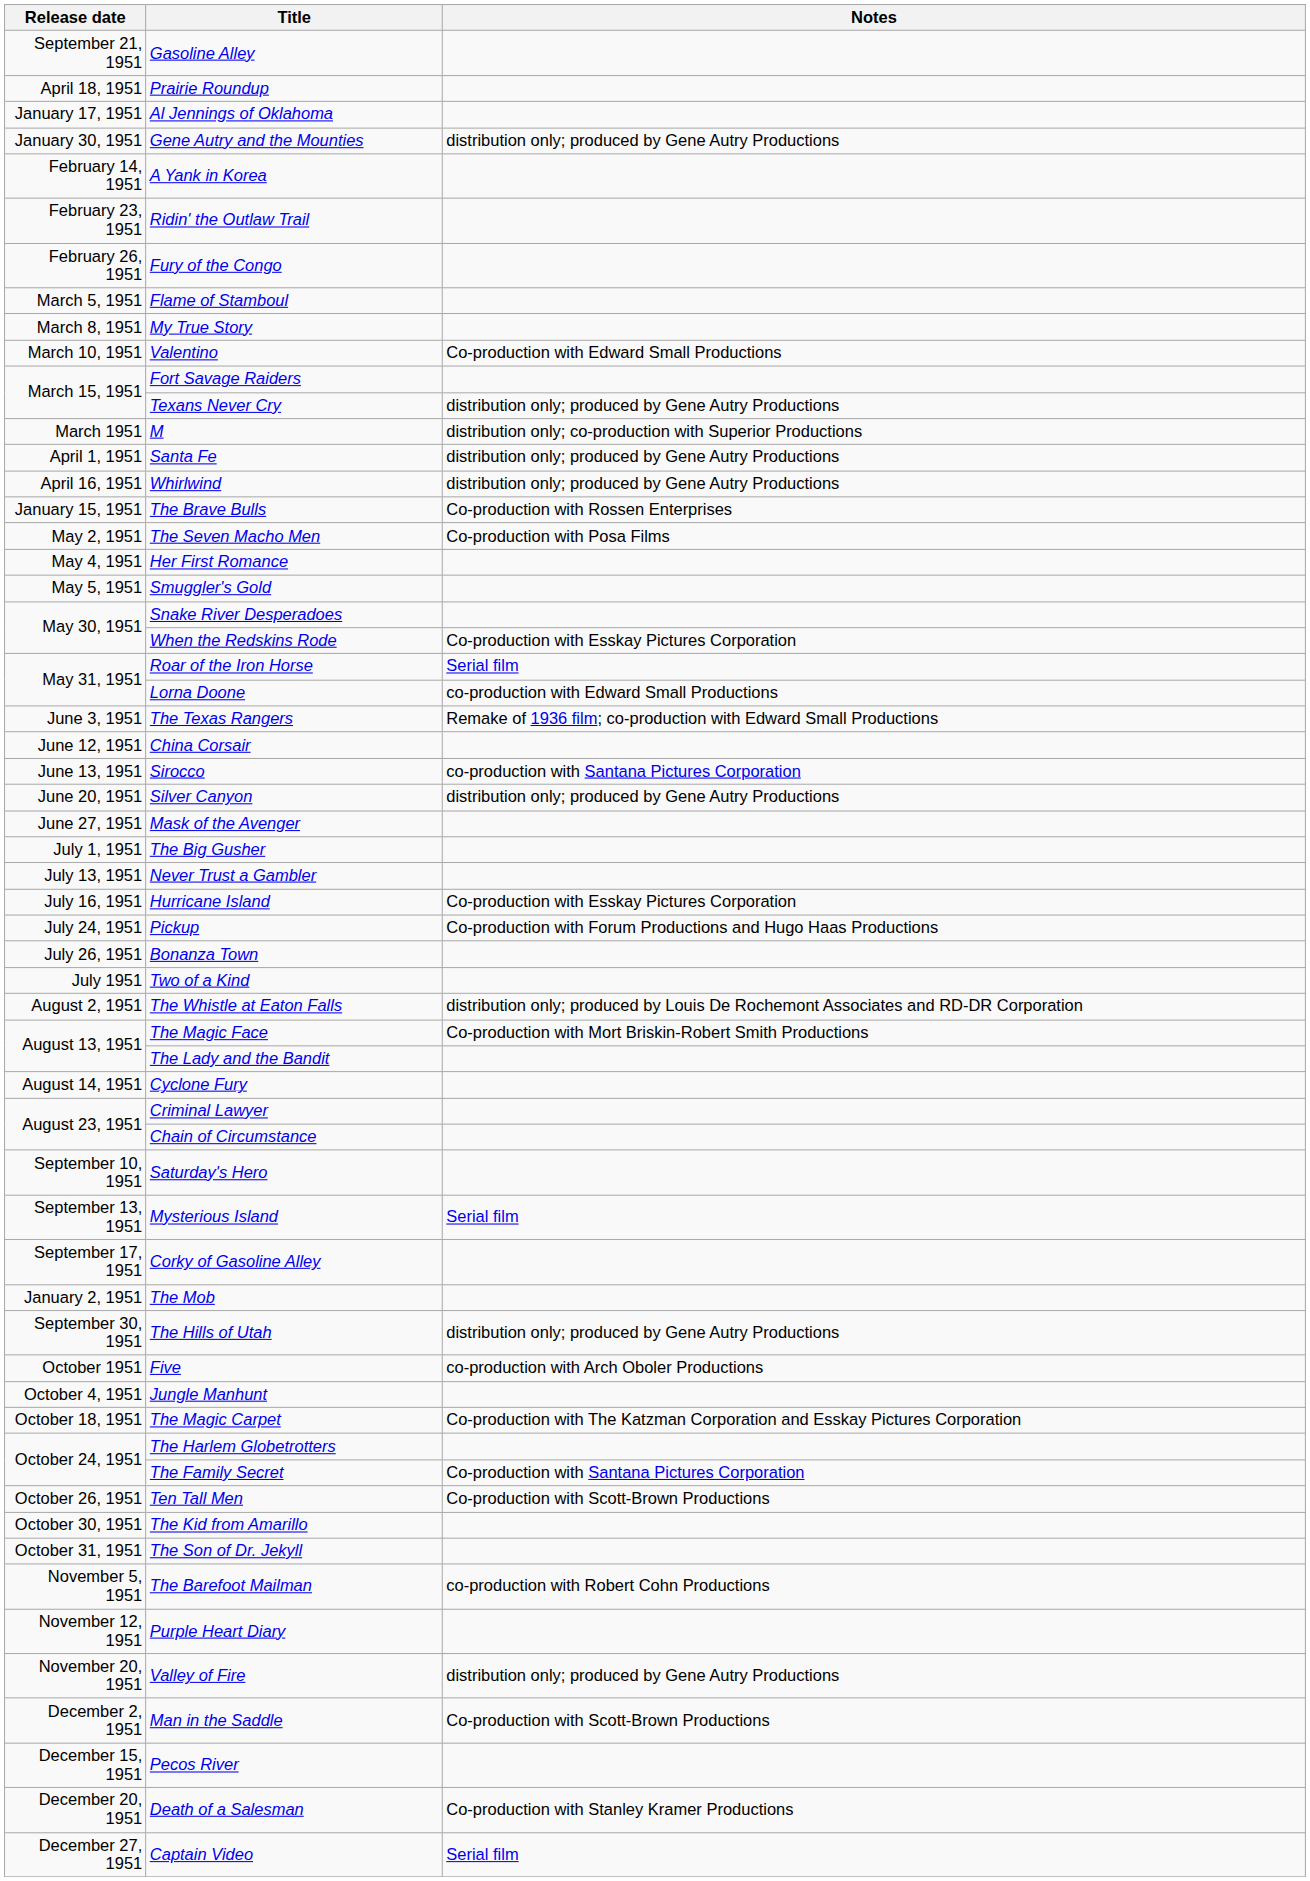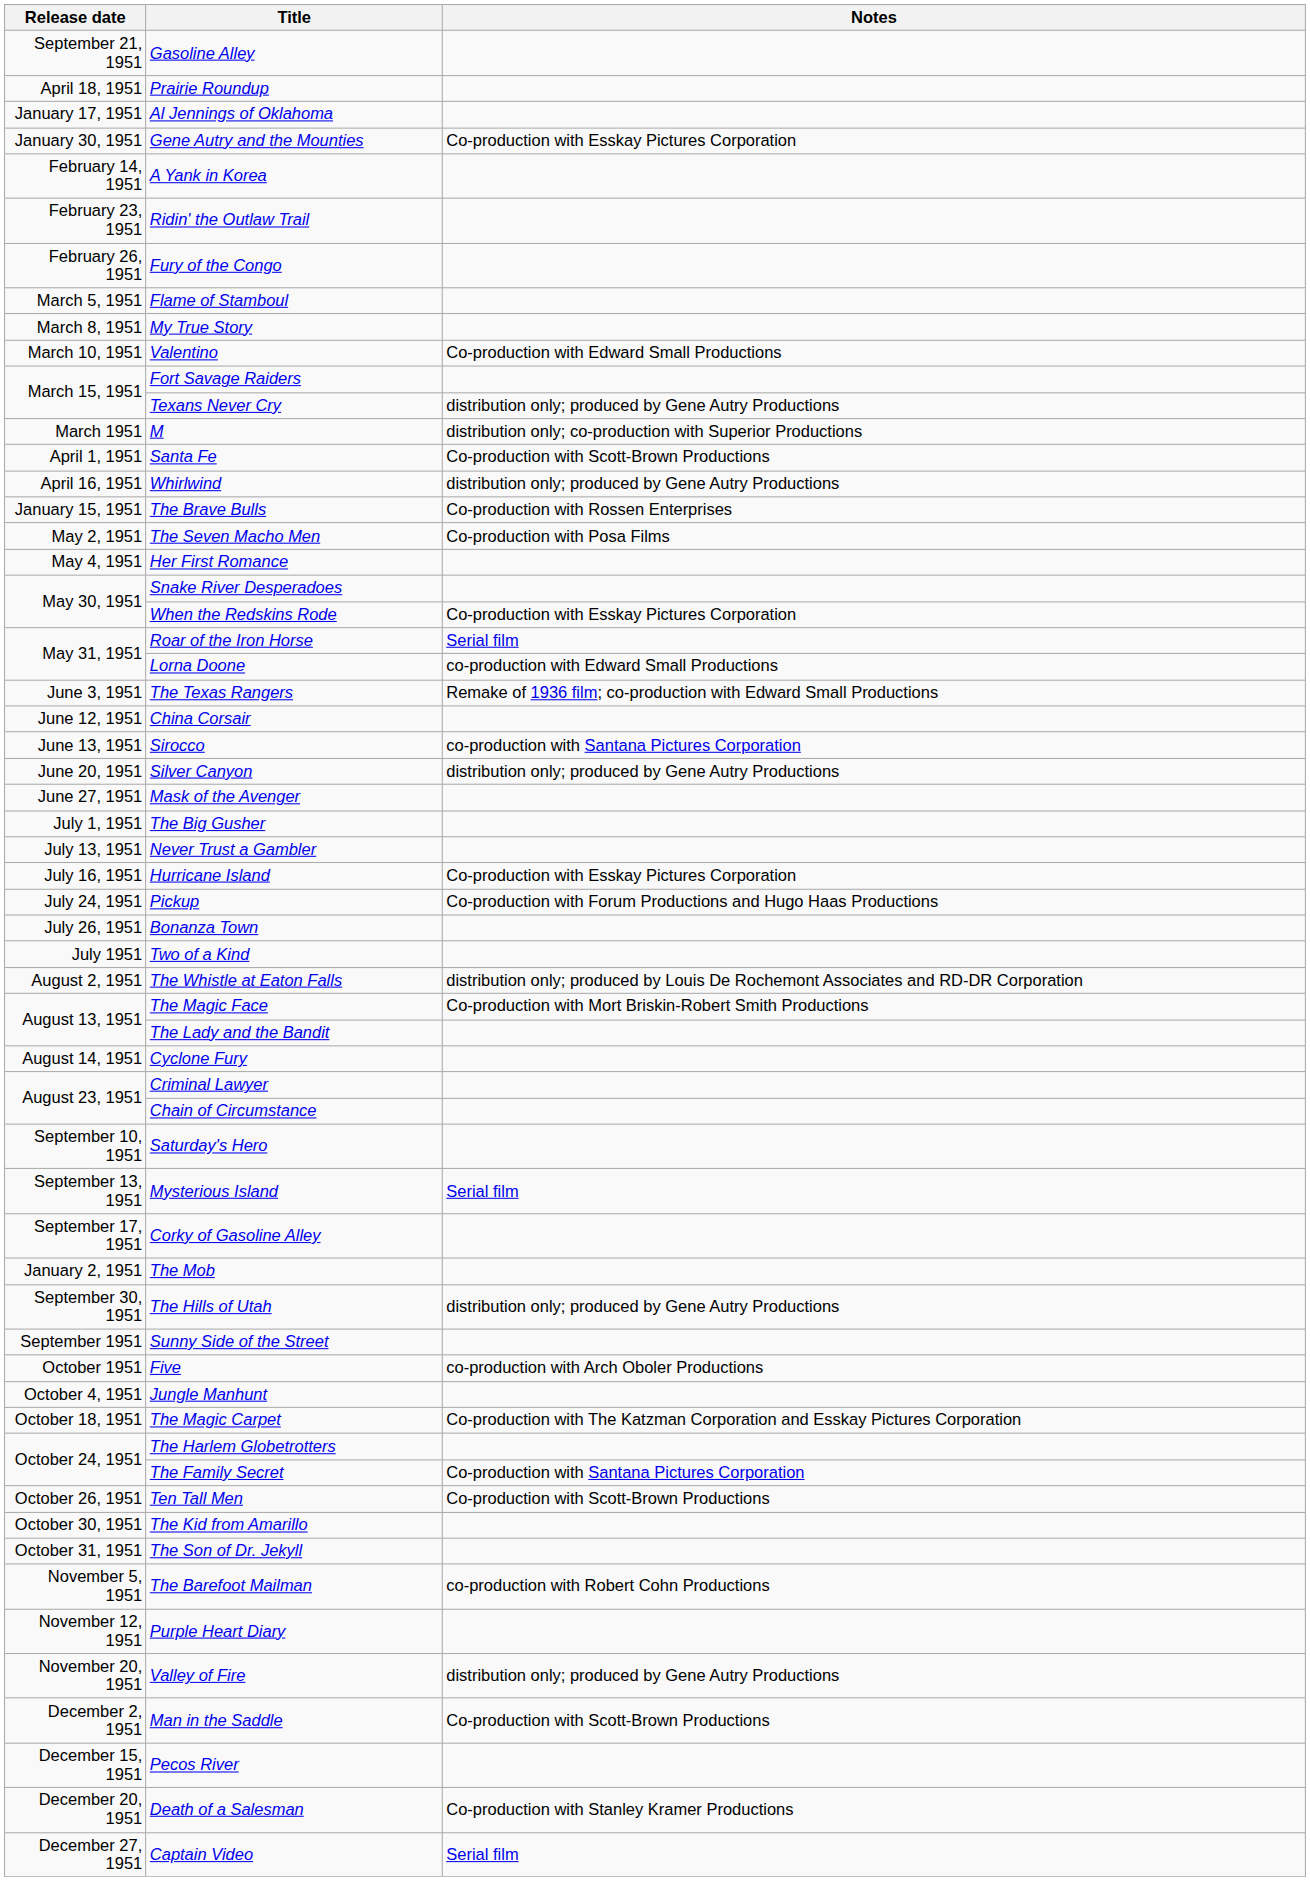(643, 140) distribution only; produced by Gene Autry Productions -> (621, 140) Co-production with Esskay Pictures Corporation
(643, 457) distribution only; produced by Gene Autry Productions -> (608, 457) Co-production with Scott-Brown Productions
- row: (210, 588)
+ row: (239, 1342)
